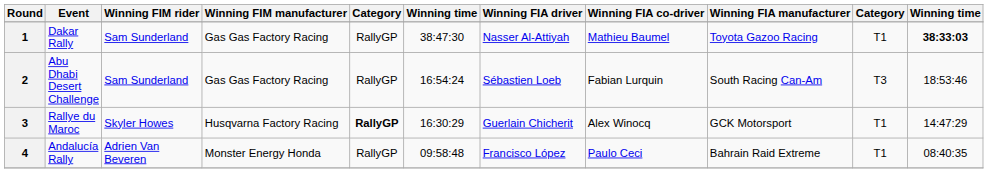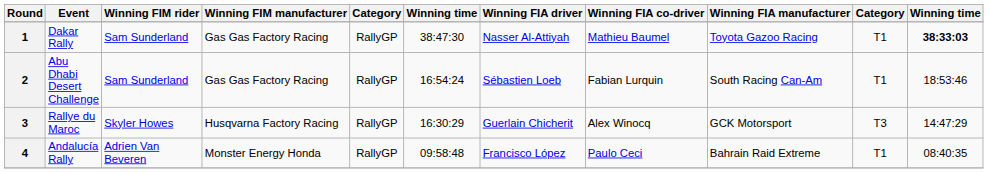(880, 80) T3 -> (880, 80) T1
(377, 122) bold -> (377, 122) normal
(880, 122) T1 -> (880, 122) T3
